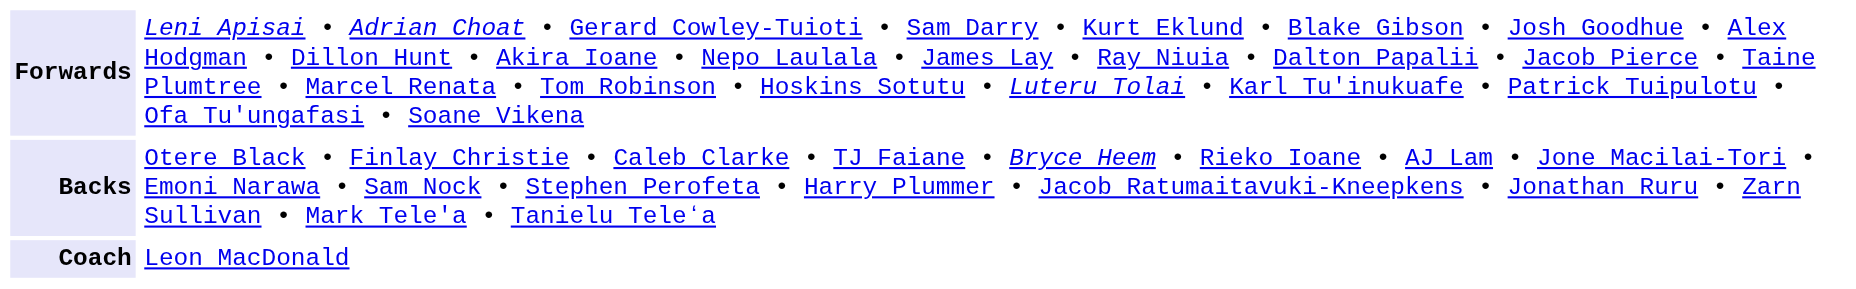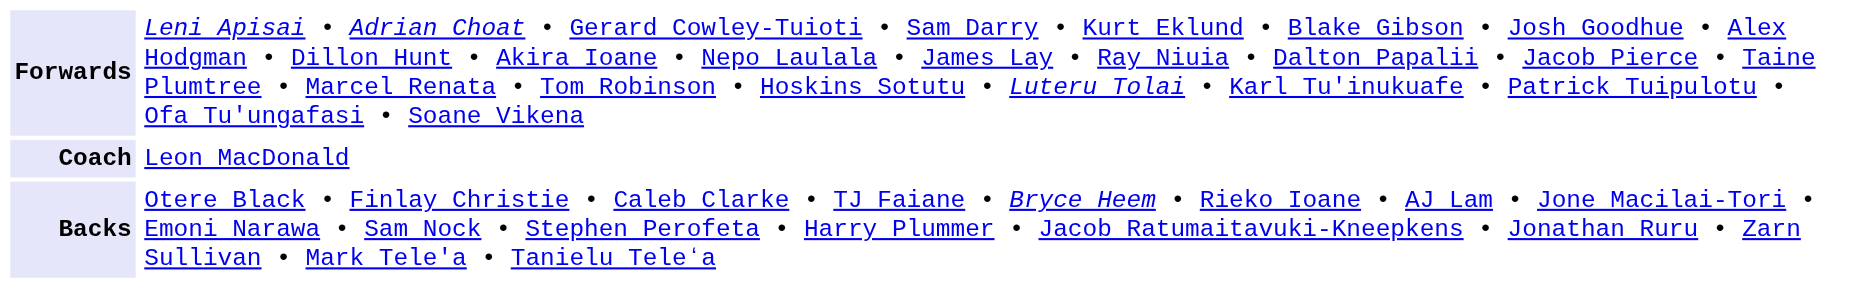rows swapped: (95, 188) <-> (95, 259)
